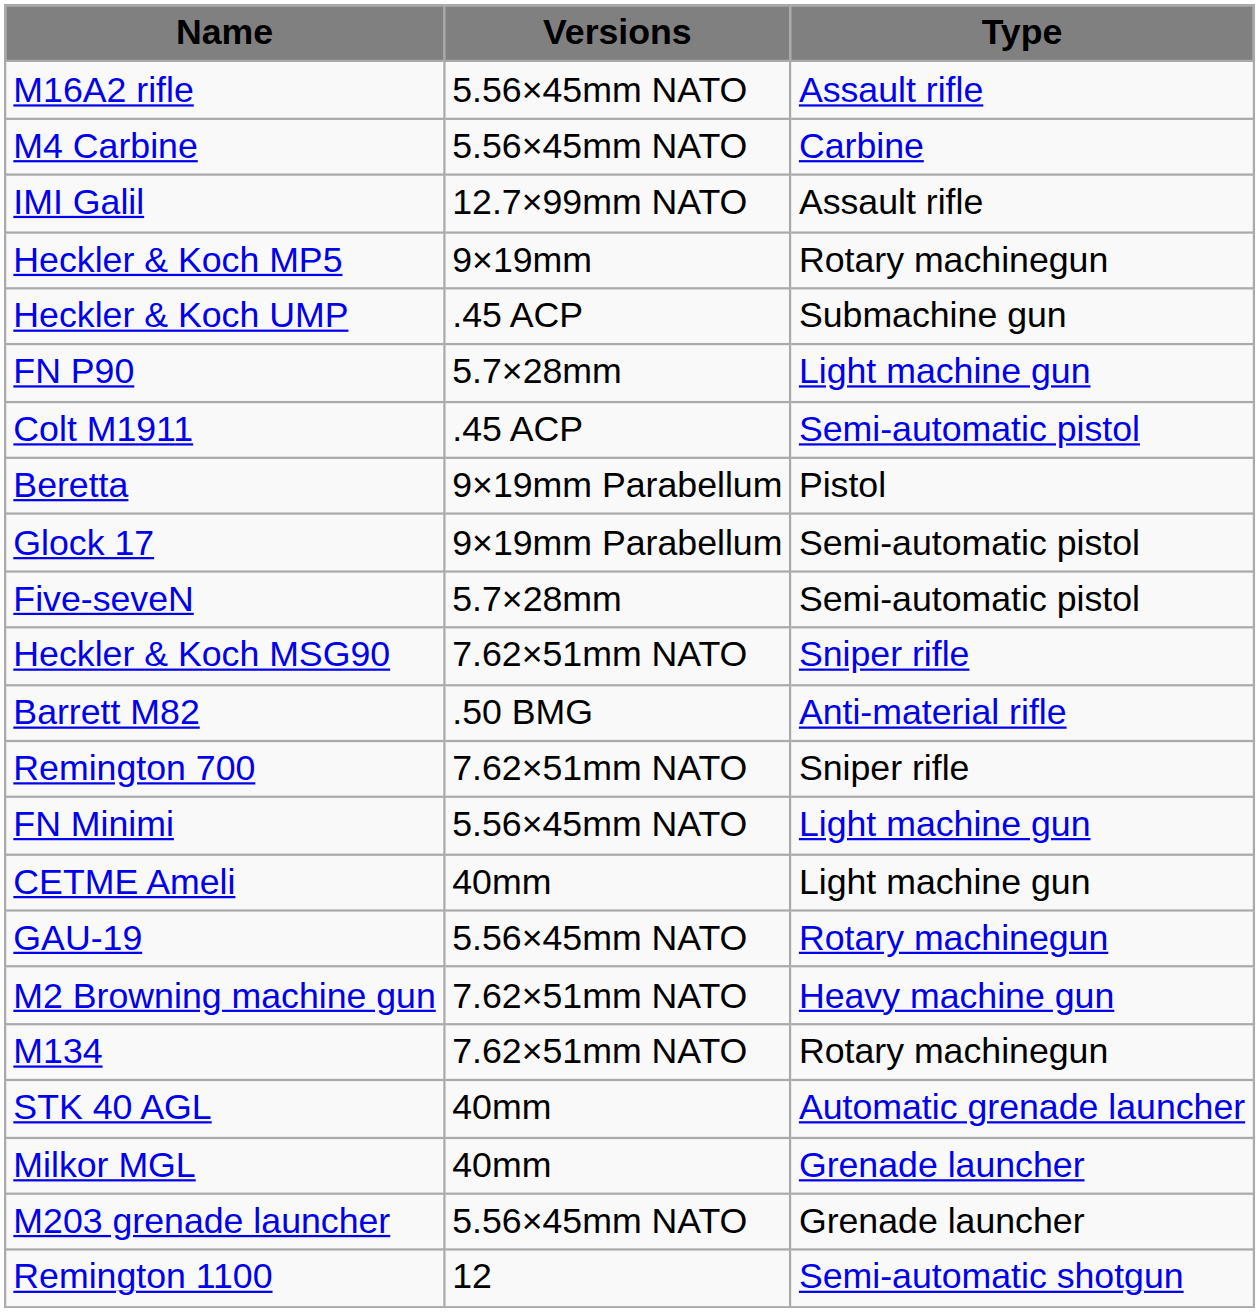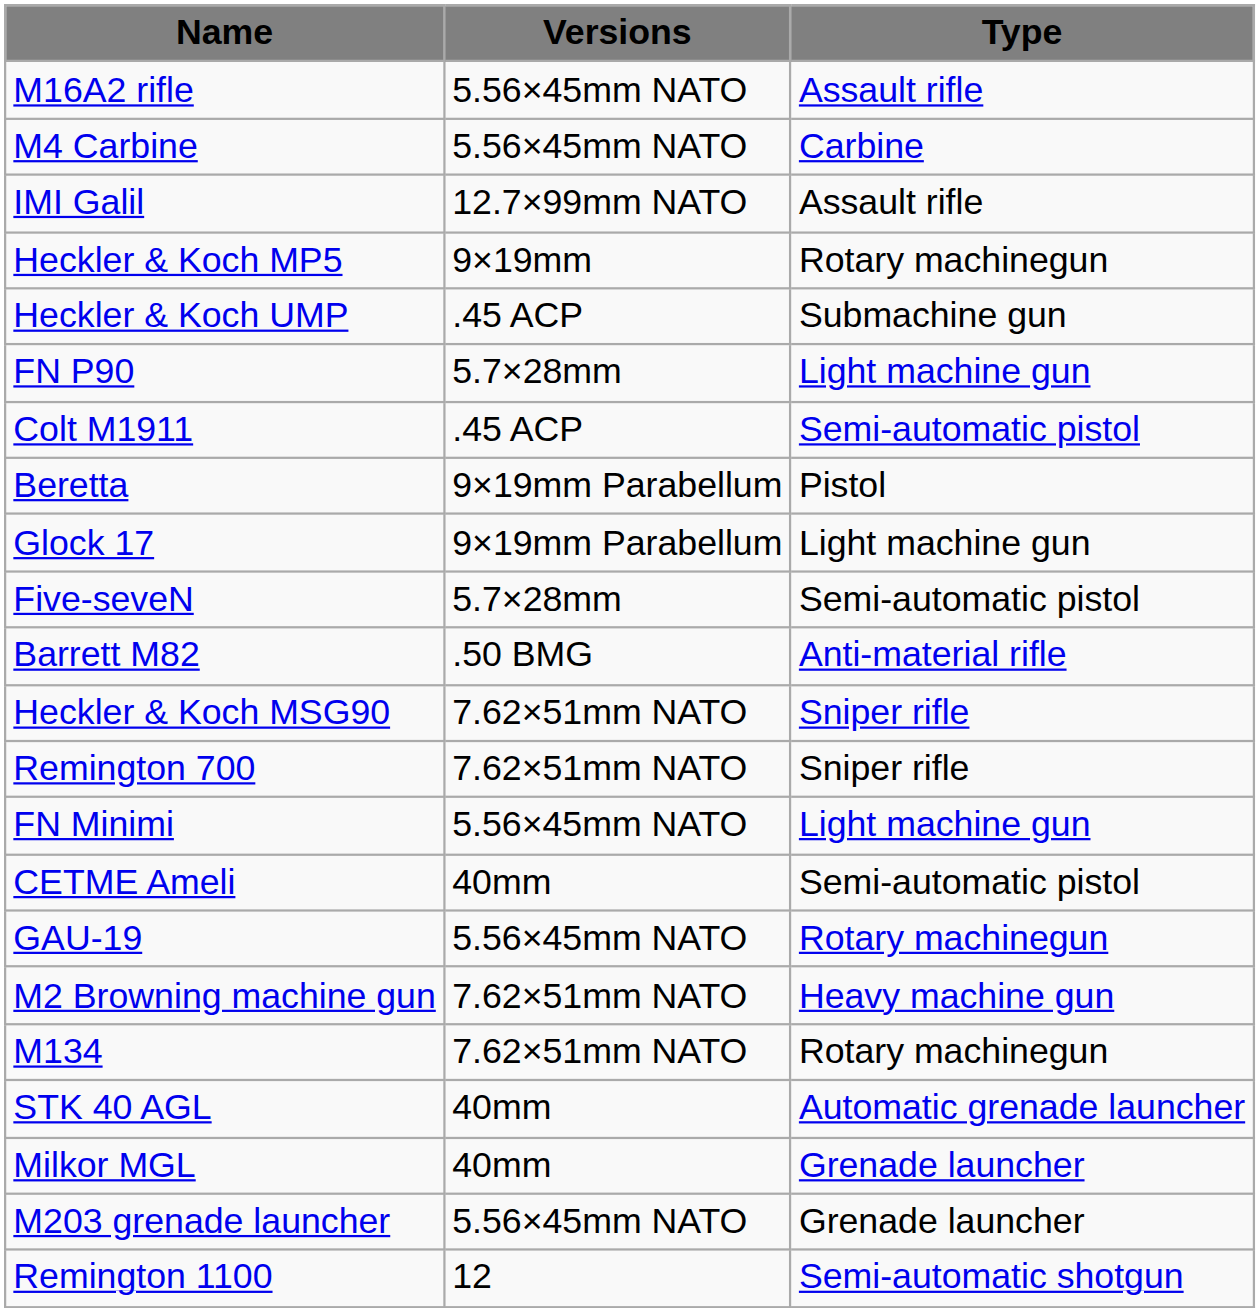(969, 542) Semi-automatic pistol -> (945, 542) Light machine gun
rows swapped: (202, 655) <-> (107, 711)
(945, 881) Light machine gun -> (969, 881) Semi-automatic pistol
